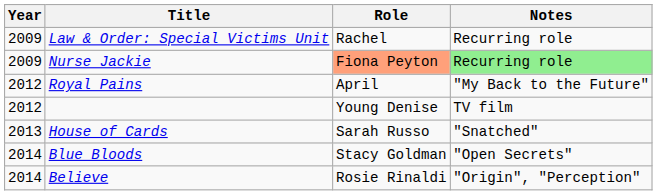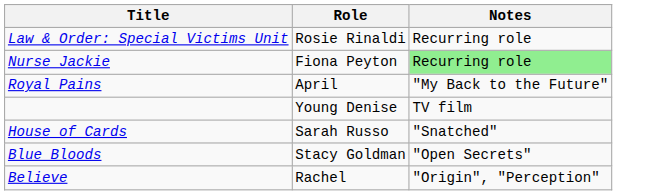- column: (25, 16)
(362, 39) Rachel -> (351, 39) Rosie Rinaldi
(387, 62) lightsalmon background -> (346, 62) no background
(391, 178) Rosie Rinaldi -> (321, 178) Rachel
